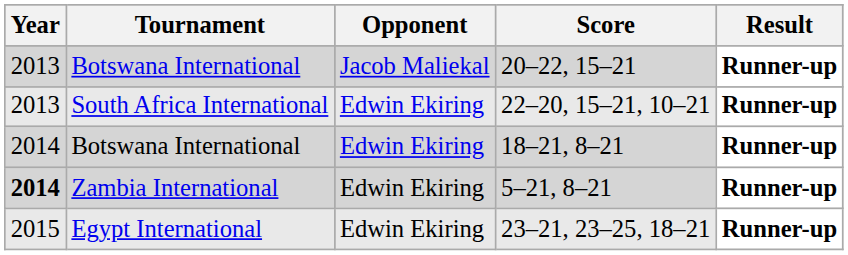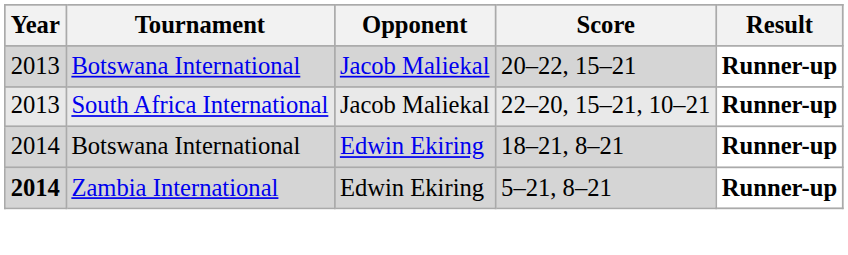(412, 106) Edwin Ekiring -> (415, 106) Jacob Maliekal
- row: (606, 228)
